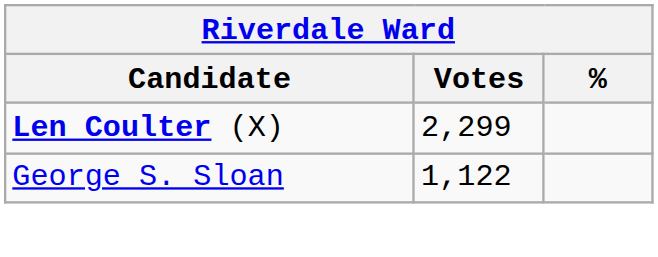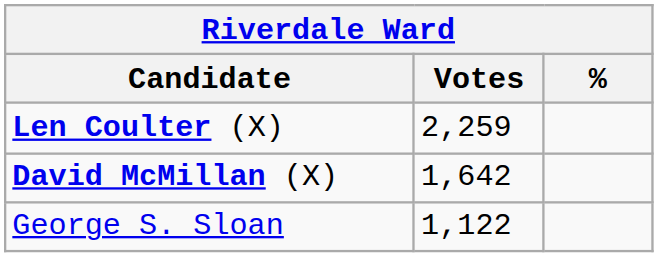(466, 128) 2,299 -> (466, 128) 2,259
+ row: (175, 177)
